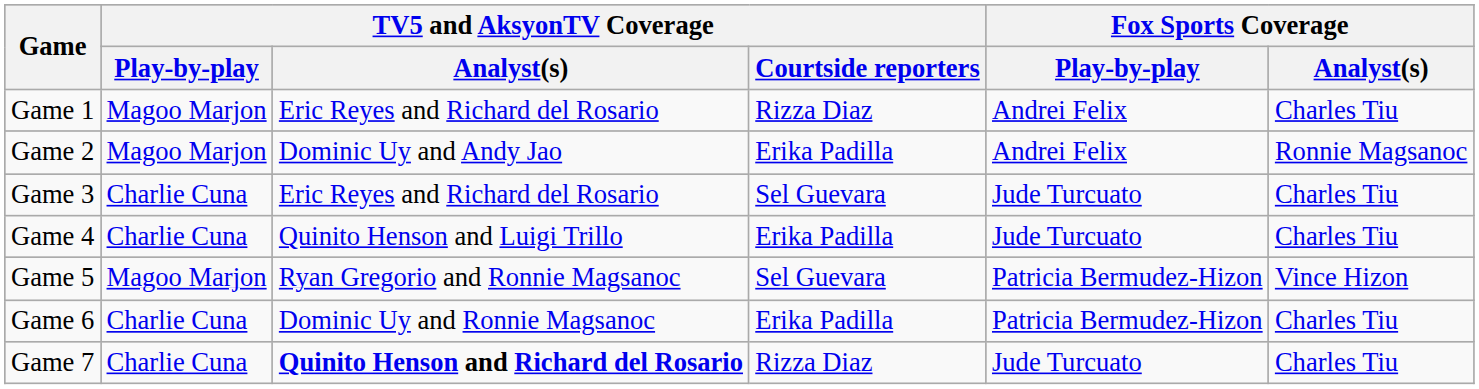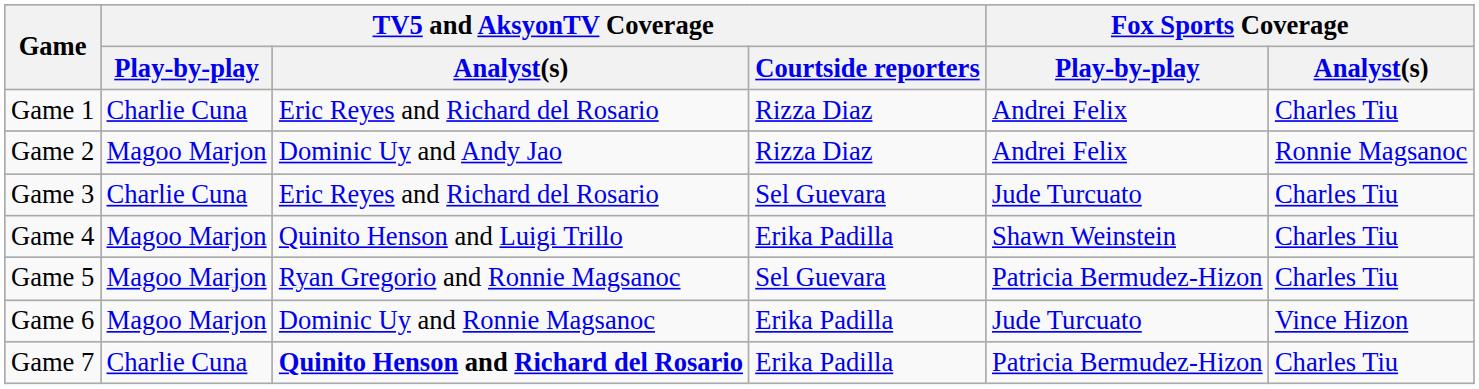(187, 109) Magoo Marjon -> (177, 109) Charlie Cuna
(824, 151) Erika Padilla -> (814, 151) Rizza Diaz
(177, 236) Charlie Cuna -> (187, 236) Magoo Marjon
(1067, 236) Jude Turcuato -> (1084, 236) Shawn Weinstein
(1342, 278) Vince Hizon -> (1337, 278) Charles Tiu
(177, 320) Charlie Cuna -> (187, 320) Magoo Marjon
(1127, 320) Patricia Bermudez-Hizon -> (1067, 320) Jude Turcuato
(1337, 320) Charles Tiu -> (1342, 320) Vince Hizon
(814, 362) Rizza Diaz -> (824, 362) Erika Padilla
(1067, 362) Jude Turcuato -> (1127, 362) Patricia Bermudez-Hizon
